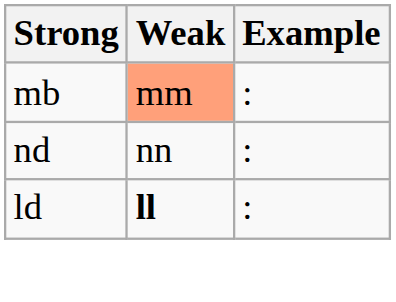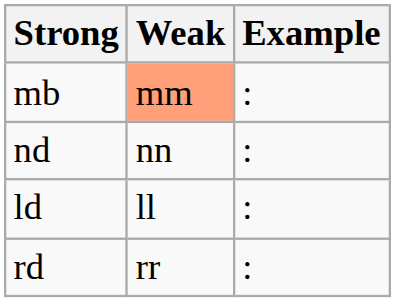(146, 207) bold -> (146, 207) normal
+ row: (29, 265)
